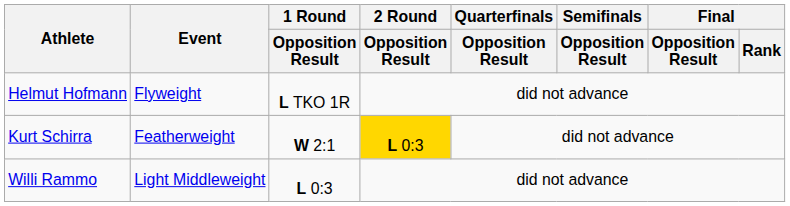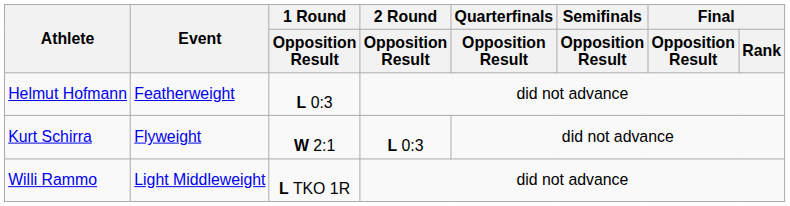(168, 94) Flyweight -> (184, 94) Featherweight
(315, 102) L TKO 1R -> (315, 102) L 0:3
(184, 136) Featherweight -> (168, 136) Flyweight
(405, 145) gold background -> (405, 145) no background
(315, 188) L 0:3 -> (315, 188) L TKO 1R
